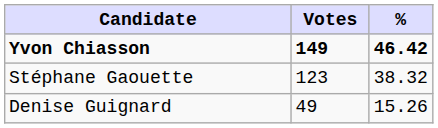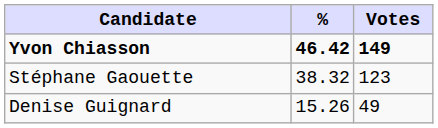columns swapped: (330, 19) <-> (401, 19)
